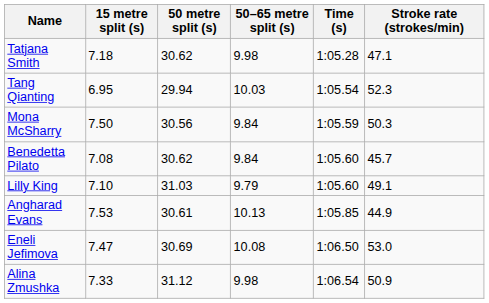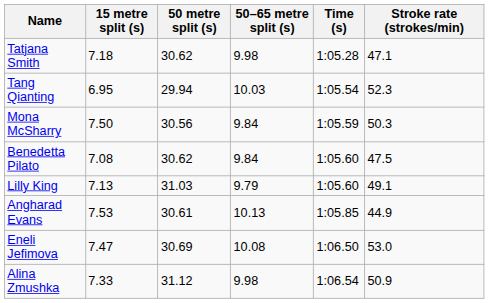(380, 158) 45.7 -> (380, 158) 47.5
(101, 185) 7.10 -> (101, 185) 7.13
